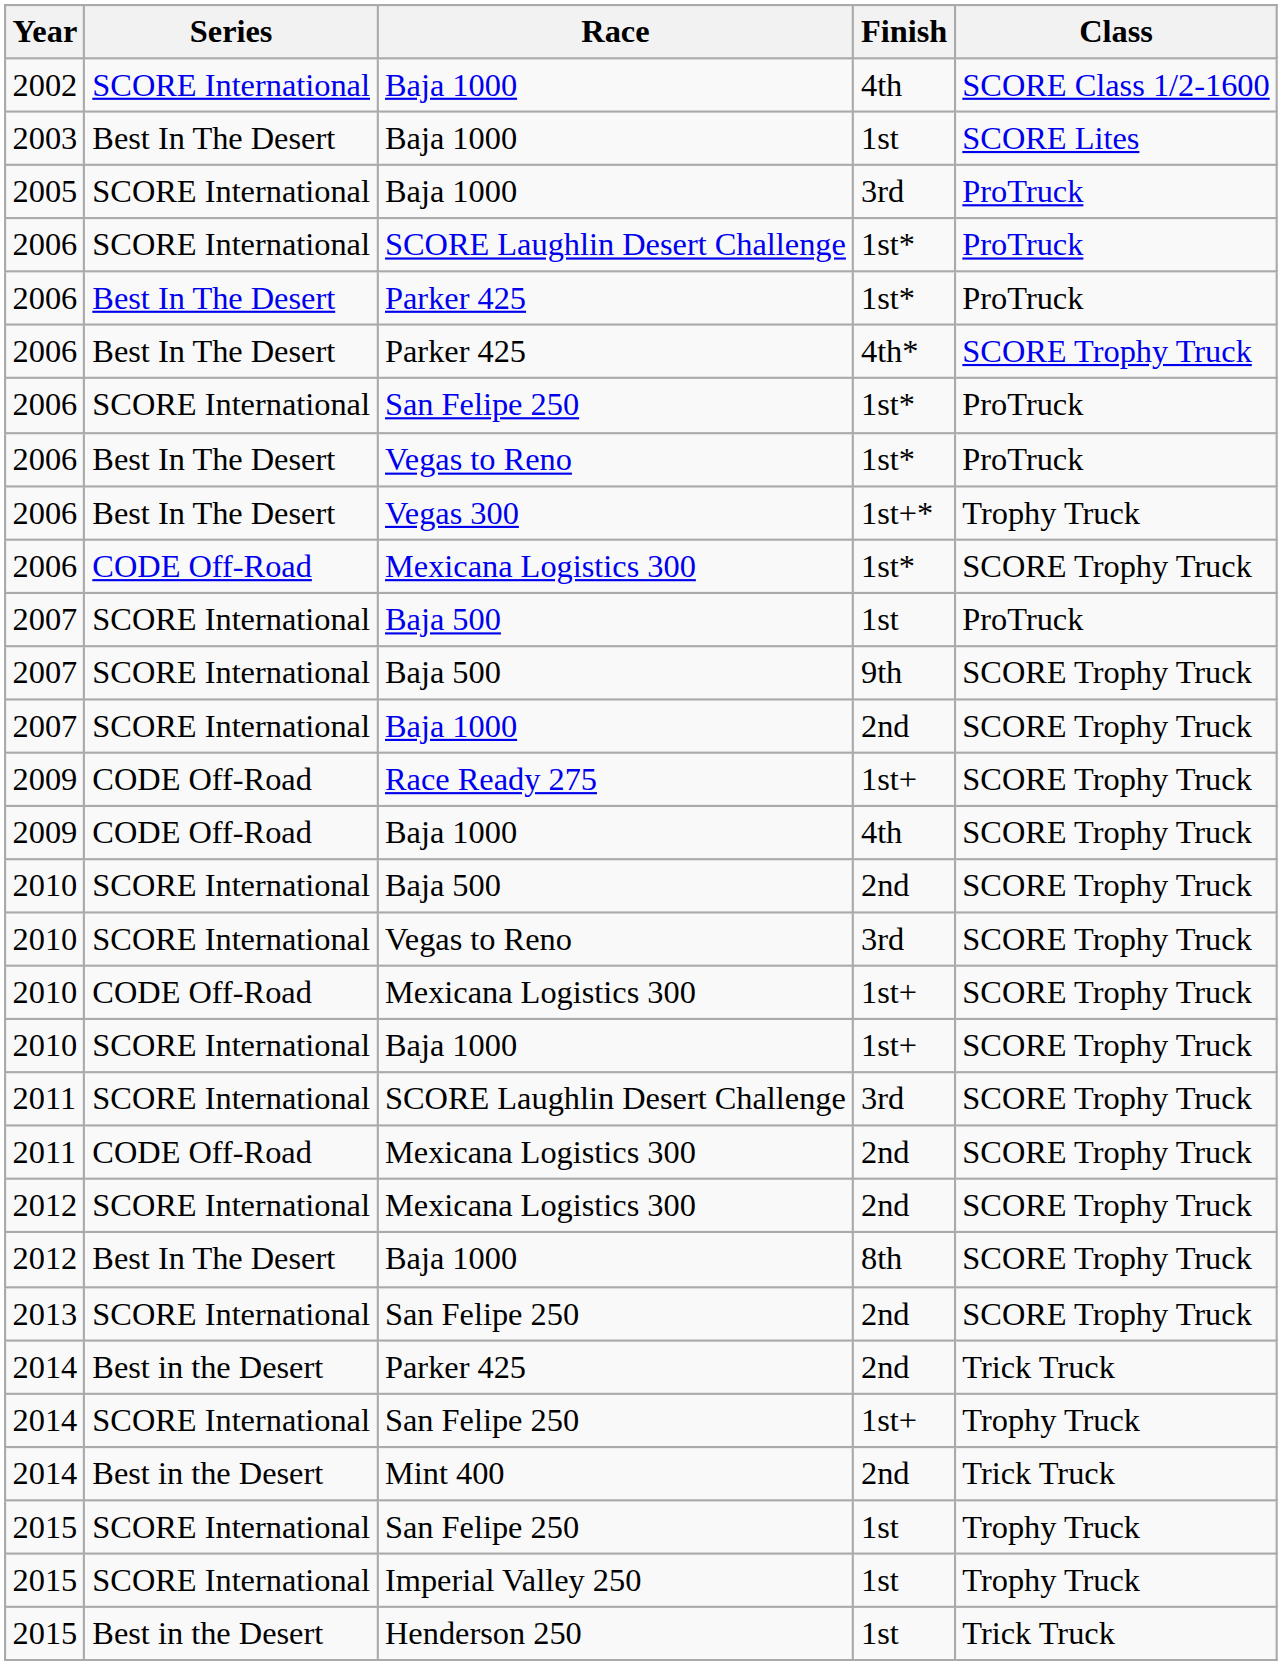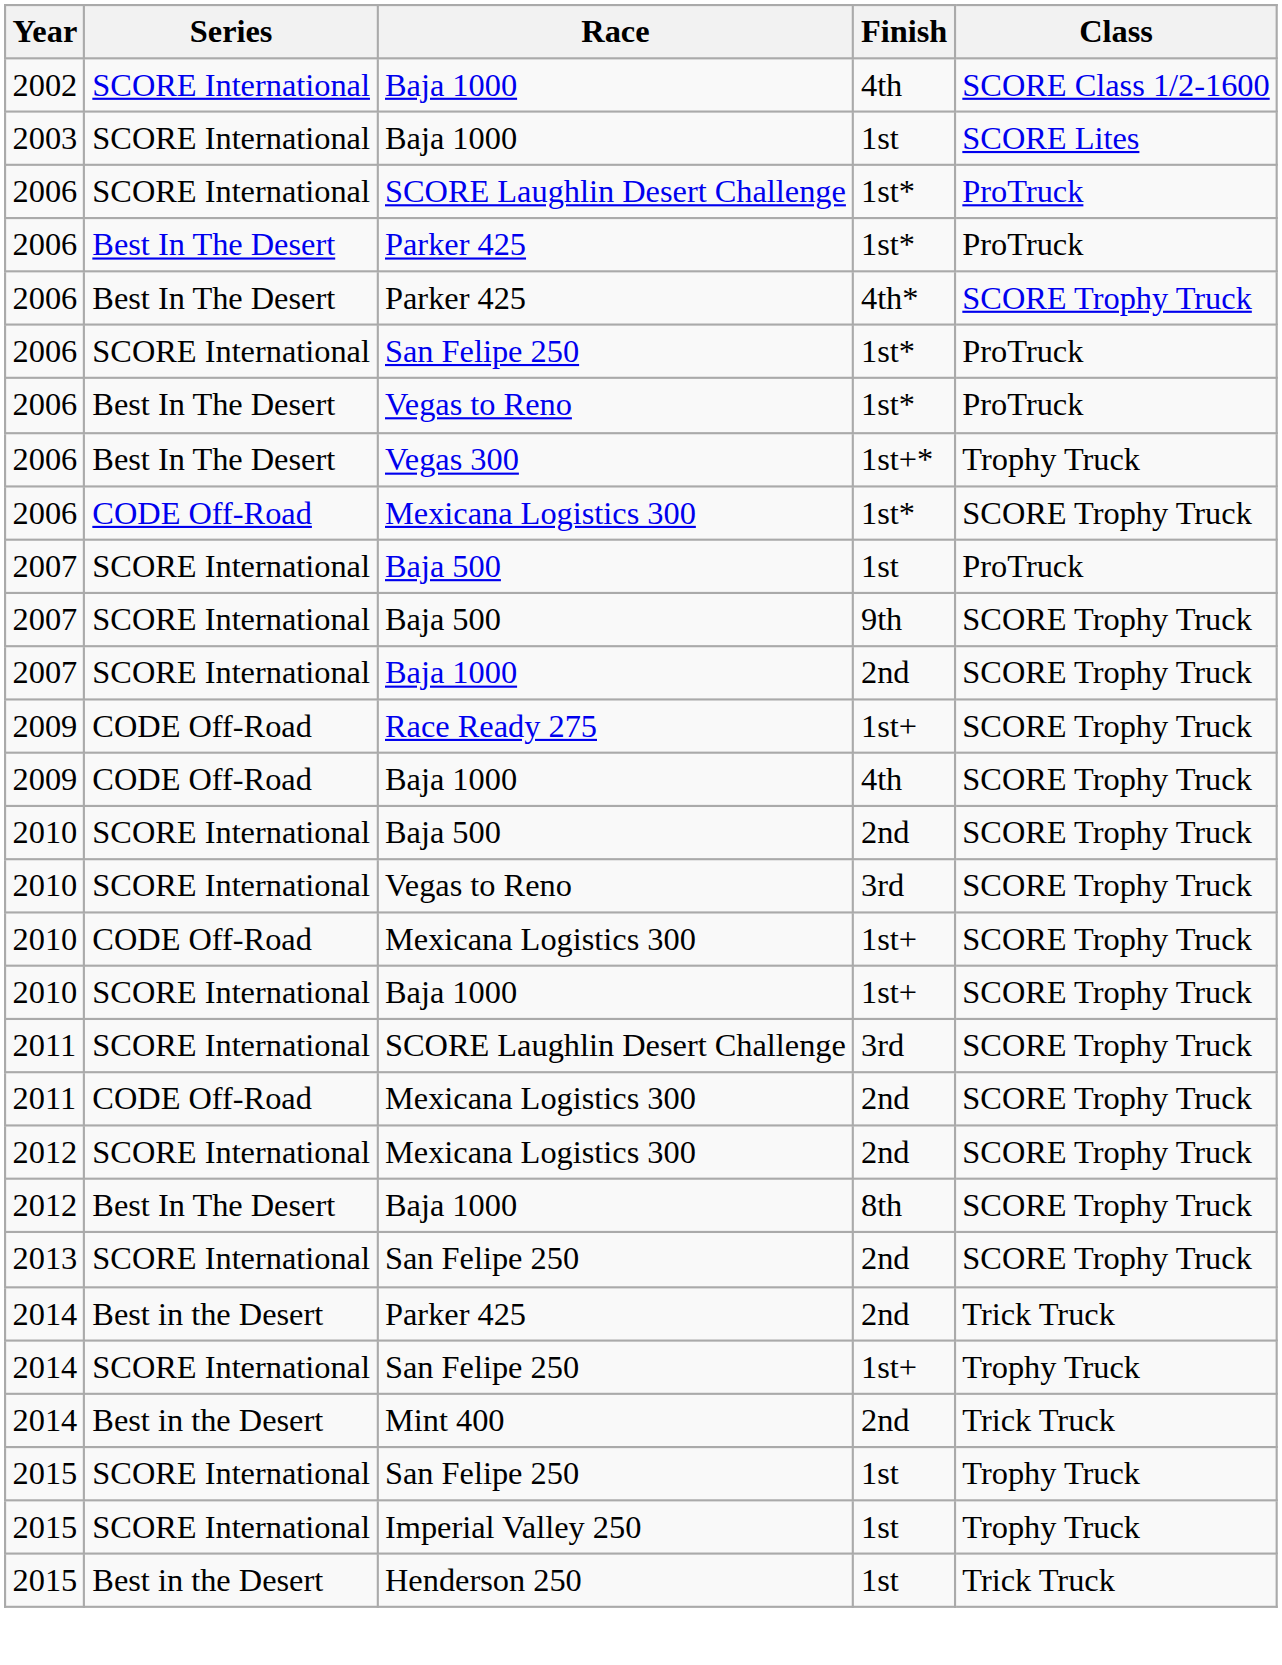(214, 138) Best In The Desert -> (231, 138) SCORE International
- row: (45, 191)
